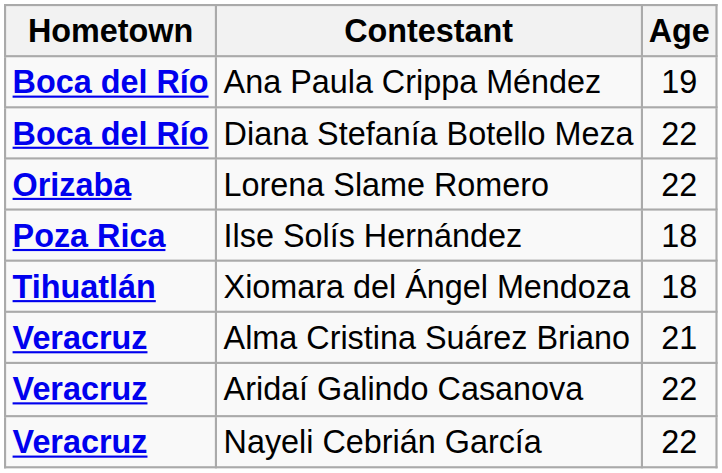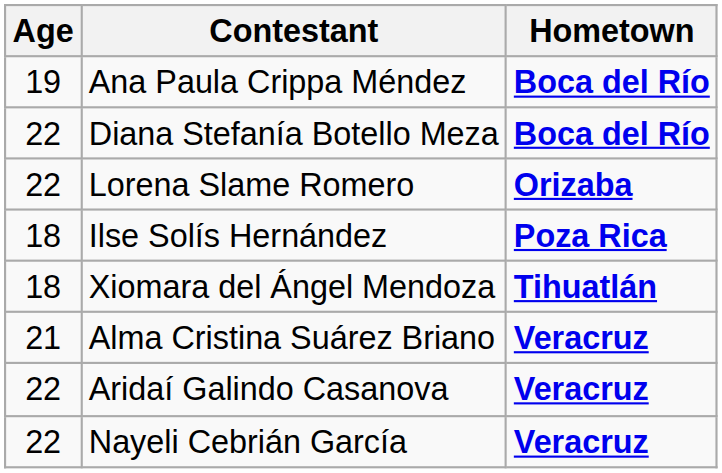columns swapped: (111, 31) <-> (679, 31)
